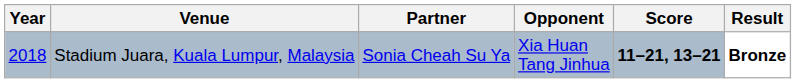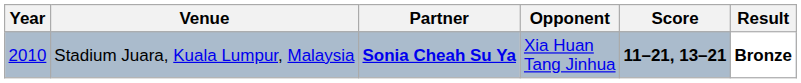(27, 55) 2018 -> (27, 55) 2010
(436, 55) normal -> (439, 55) bold
